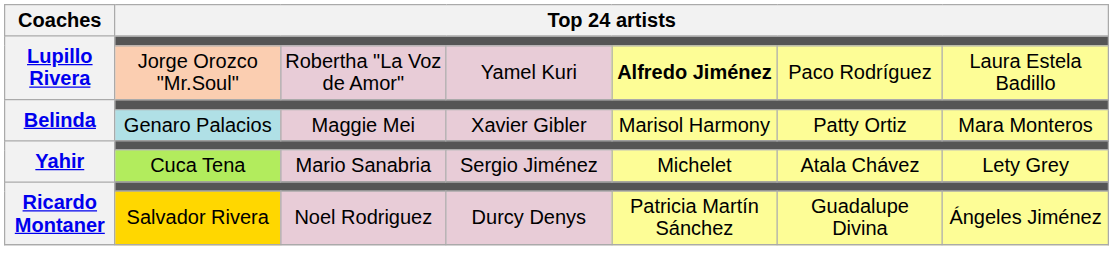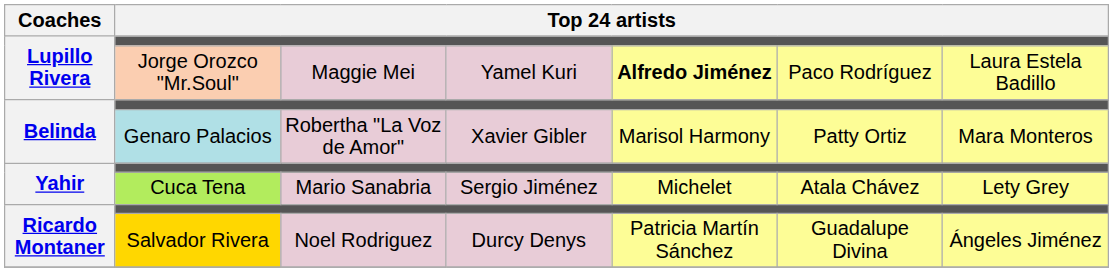(363, 72) Robertha "La Voz de Amor" -> (363, 72) Maggie Mei
(363, 124) Maggie Mei -> (363, 135) Robertha "La Voz de Amor"
